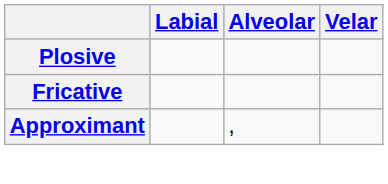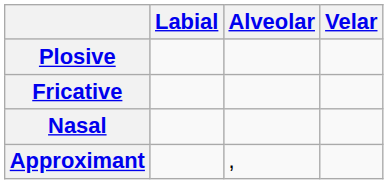+ row: (77, 126)
